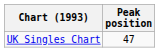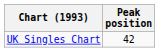(129, 39) 47 -> (129, 39) 42
